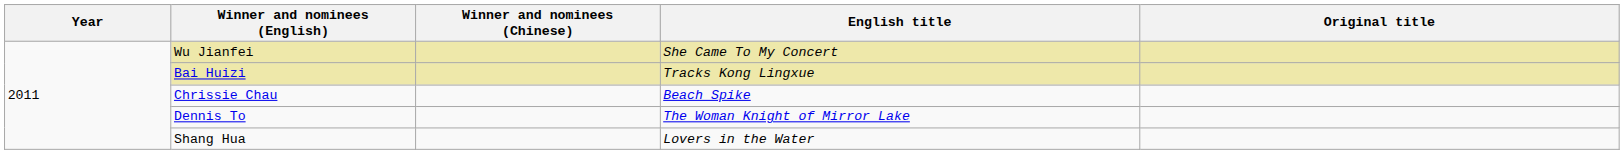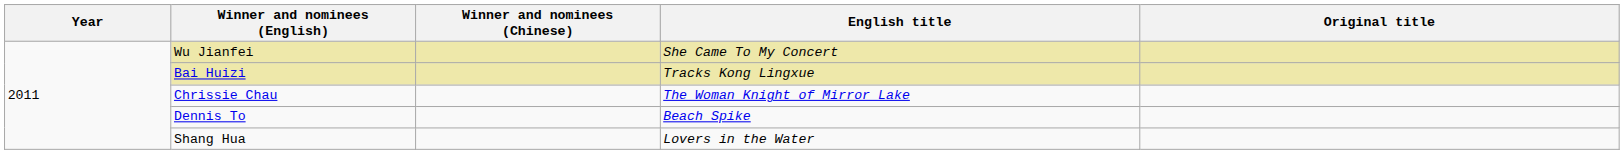(707, 95) Beach Spike -> (787, 95) The Woman Knight of Mirror Lake
(787, 117) The Woman Knight of Mirror Lake -> (707, 117) Beach Spike
